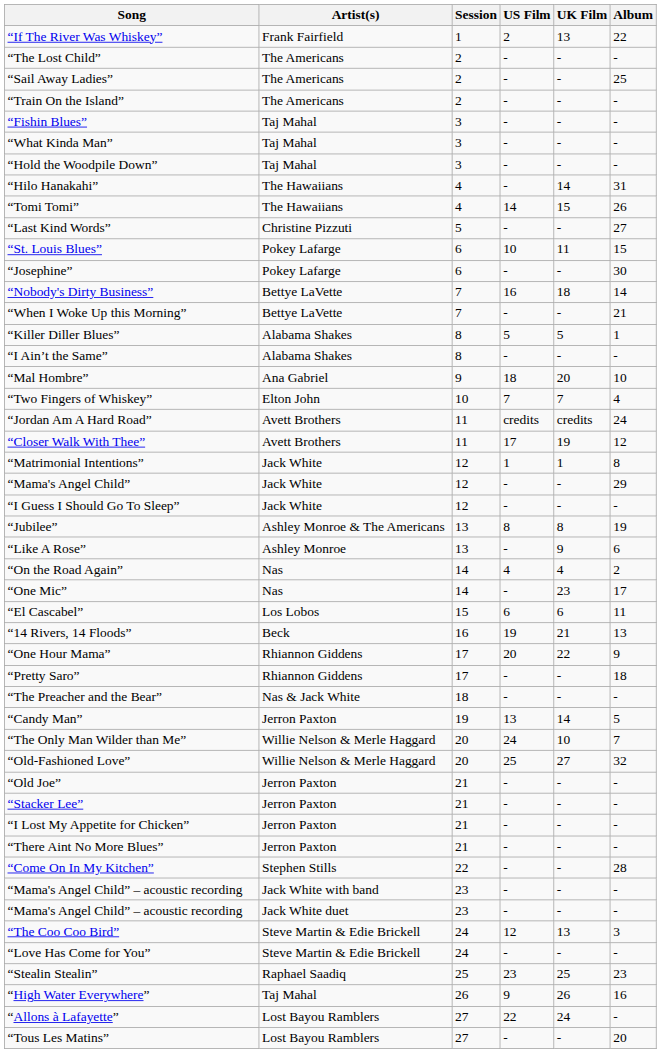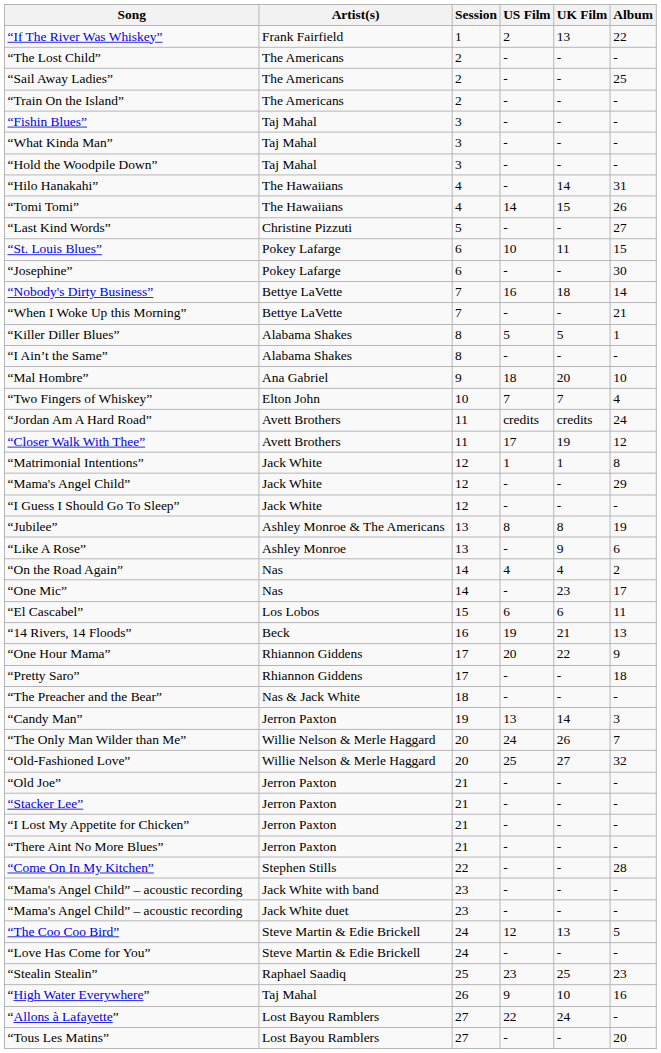(617, 718) 5 -> (617, 718) 3
(563, 739) 10 -> (563, 739) 26
(617, 931) 3 -> (617, 931) 5
(563, 995) 26 -> (563, 995) 10
